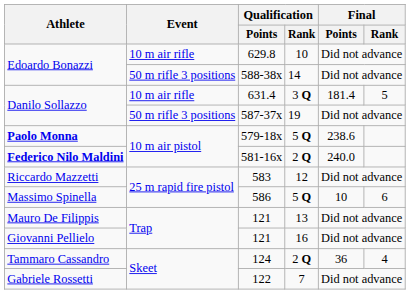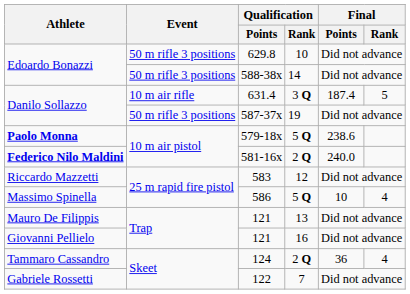(162, 54) 10 m air rifle -> (182, 54) 50 m rifle 3 positions
(341, 95) 181.4 -> (341, 95) 187.4
(385, 197) 6 -> (385, 197) 4
